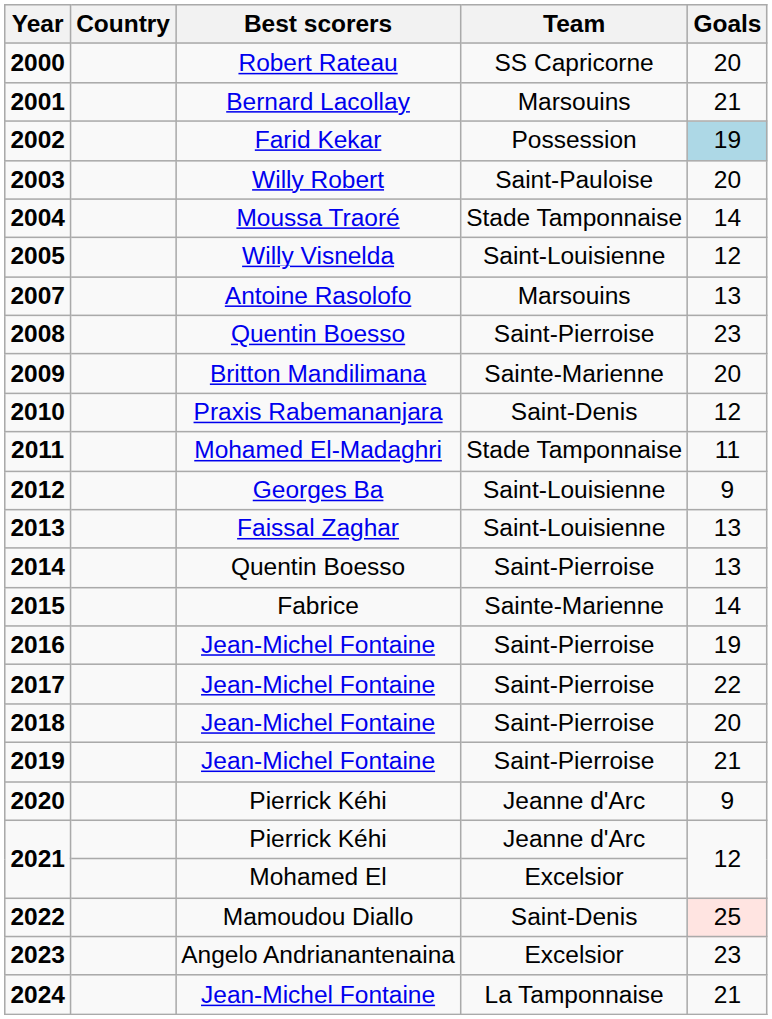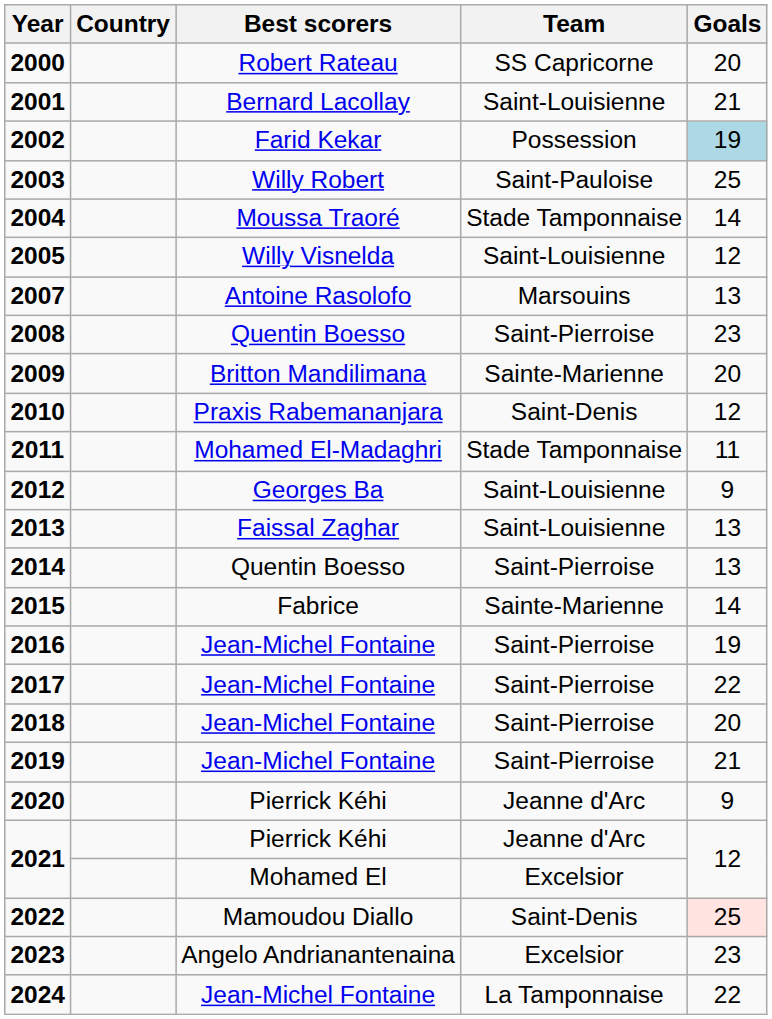(574, 101) Marsouins -> (574, 101) Saint-Louisienne
(727, 179) 20 -> (727, 179) 25
(727, 994) 21 -> (727, 994) 22
